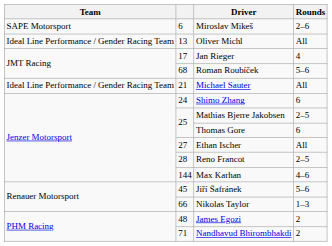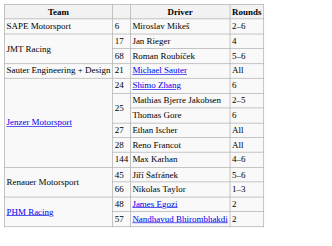- row: (219, 41)
(90, 85) Ideal Line Performance / Gender Racing Team -> (58, 70) Sauter Engineering + Design
(302, 159) 2–5 -> (238, 144) All
(183, 233) 71 -> (119, 218) 57
